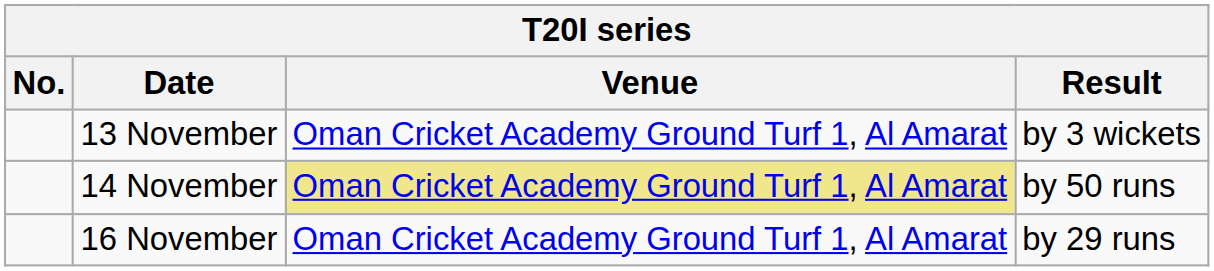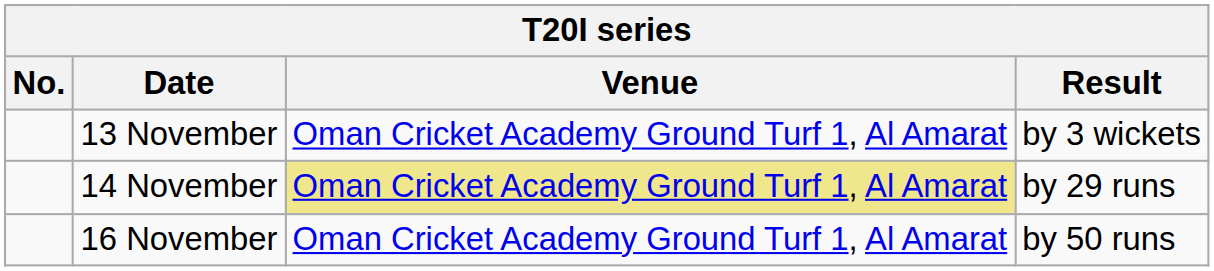(1099, 186) by 50 runs -> (1099, 186) by 29 runs
(1099, 238) by 29 runs -> (1099, 238) by 50 runs
